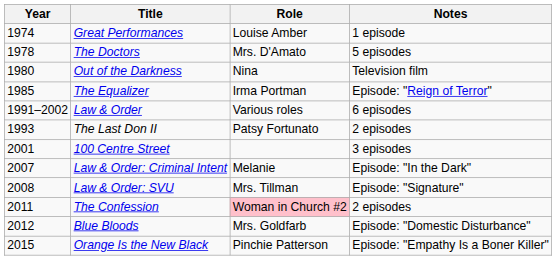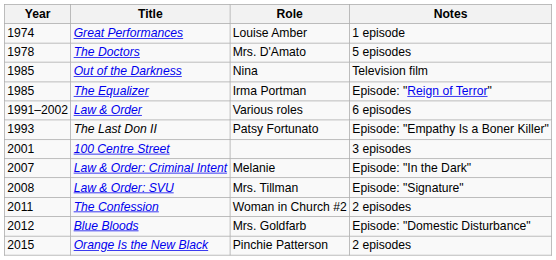(21, 71) 1980 -> (21, 71) 1985
(382, 129) 2 episodes -> (451, 129) Episode: "Empathy Is a Boner Killer"
(290, 206) pink background -> (290, 206) no background
(451, 245) Episode: "Empathy Is a Boner Killer" -> (382, 245) 2 episodes
